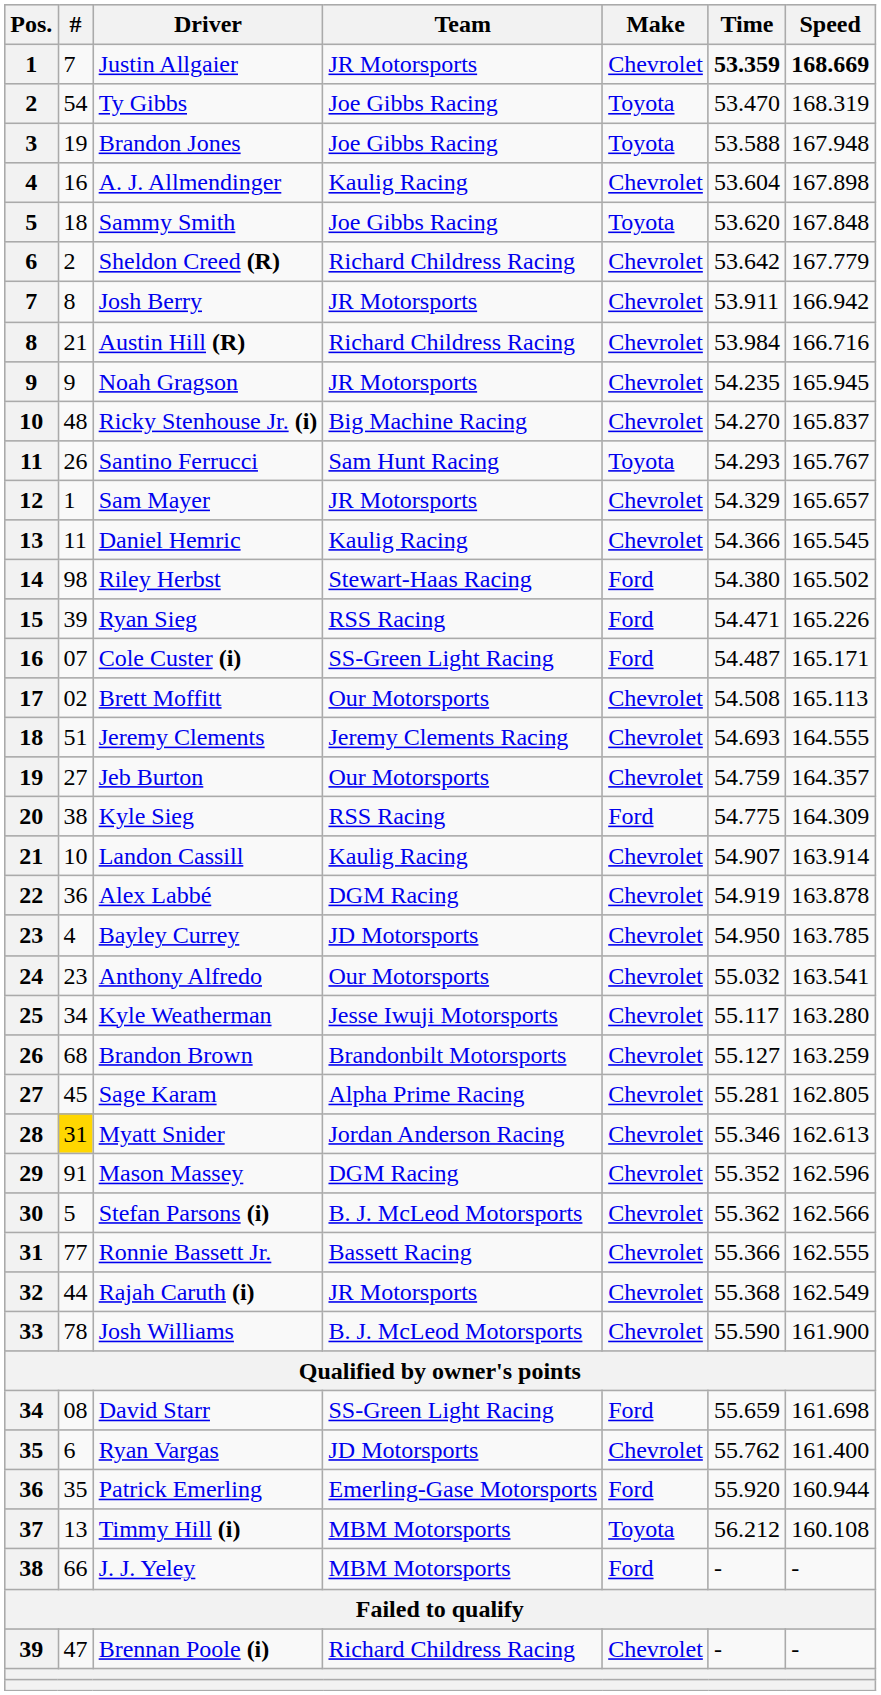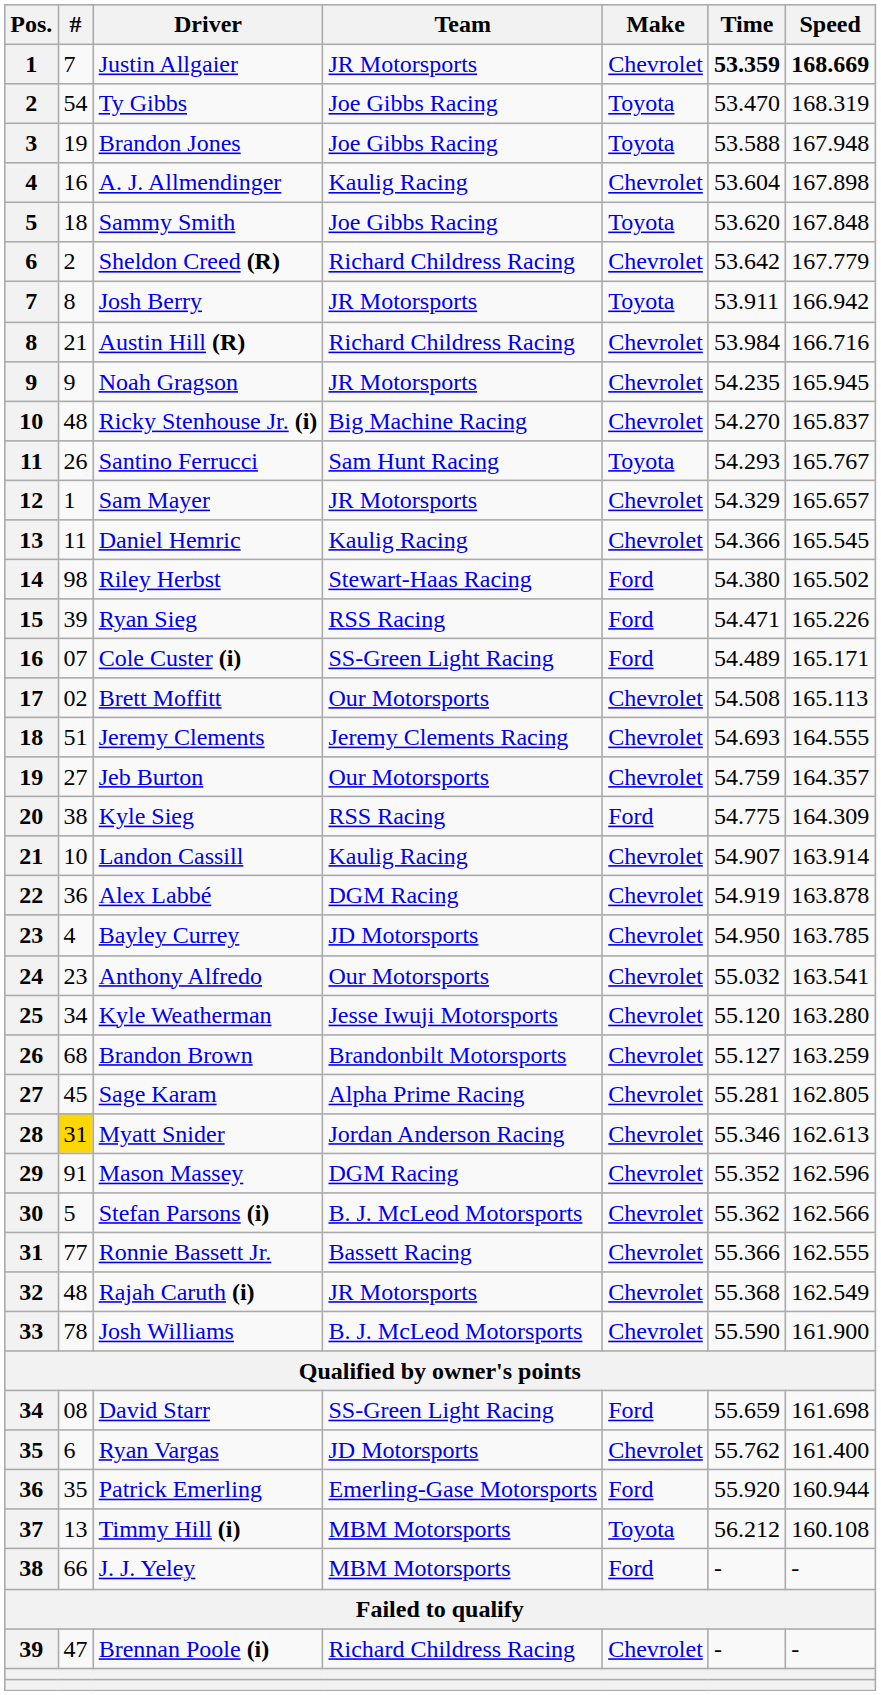(656, 301) Chevrolet -> (641, 301) Toyota
(747, 658) 54.487 -> (747, 658) 54.489
(747, 1014) 55.117 -> (747, 1014) 55.120
(76, 1291) 44 -> (76, 1291) 48
